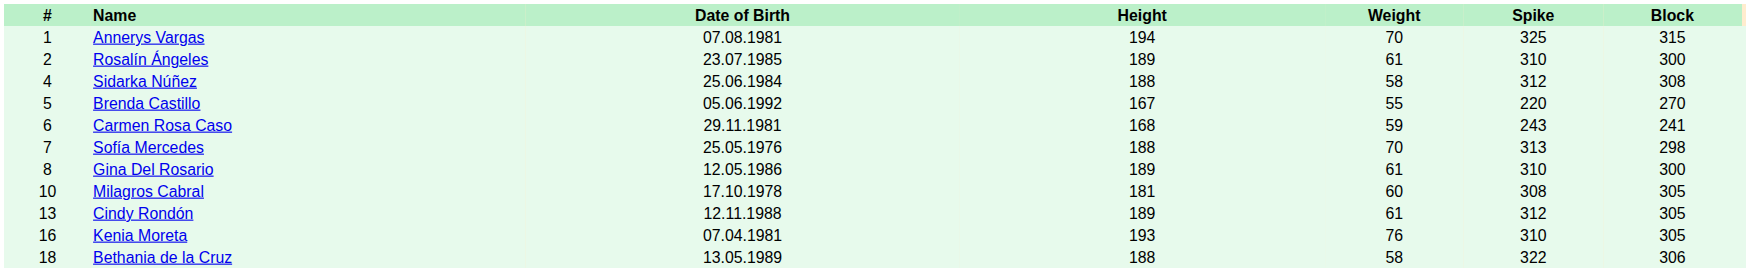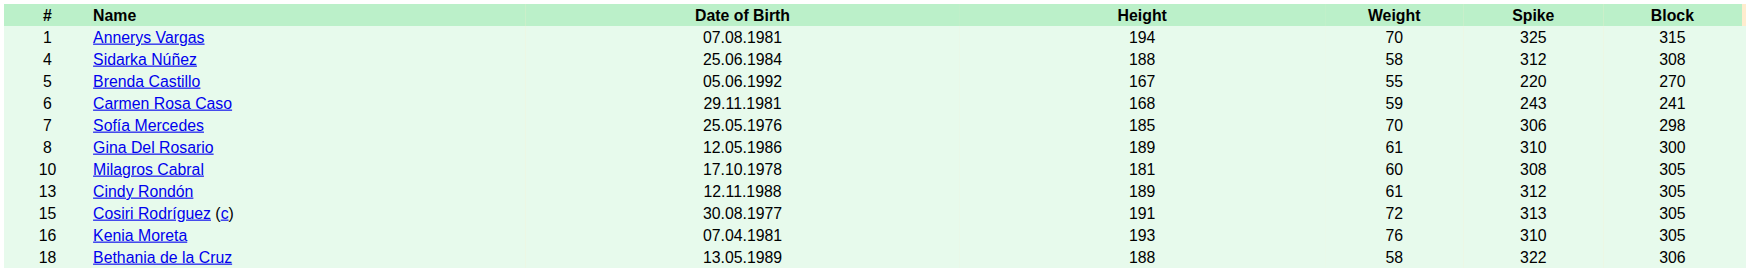- row: (151, 59)
(1142, 147) 188 -> (1142, 125) 185
(1533, 147) 313 -> (1533, 125) 306
+ row: (163, 213)
